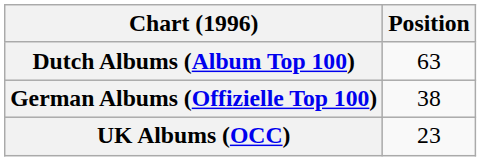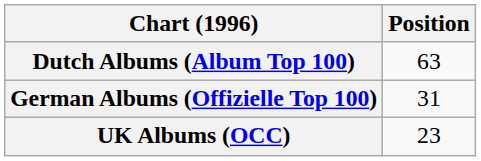(429, 98) 38 -> (429, 98) 31
